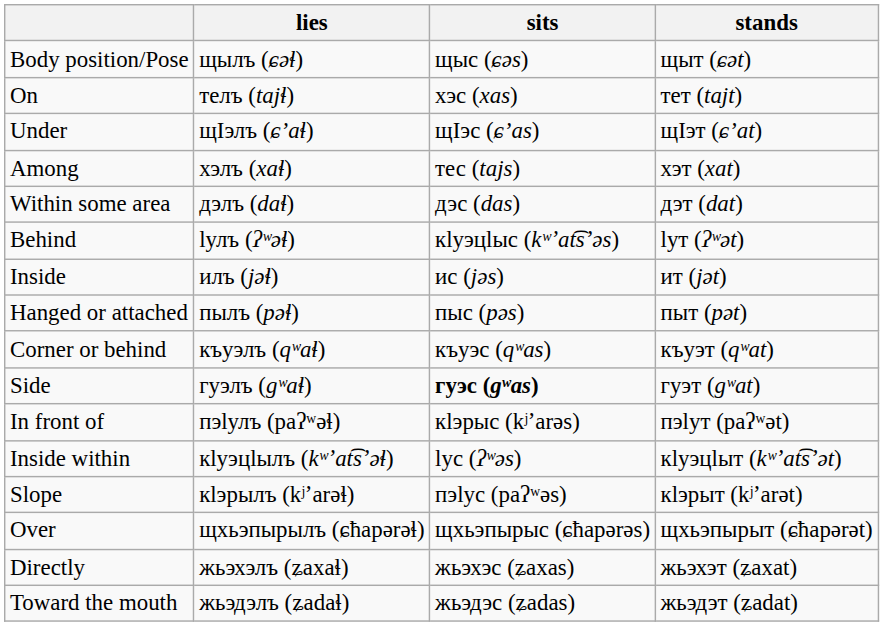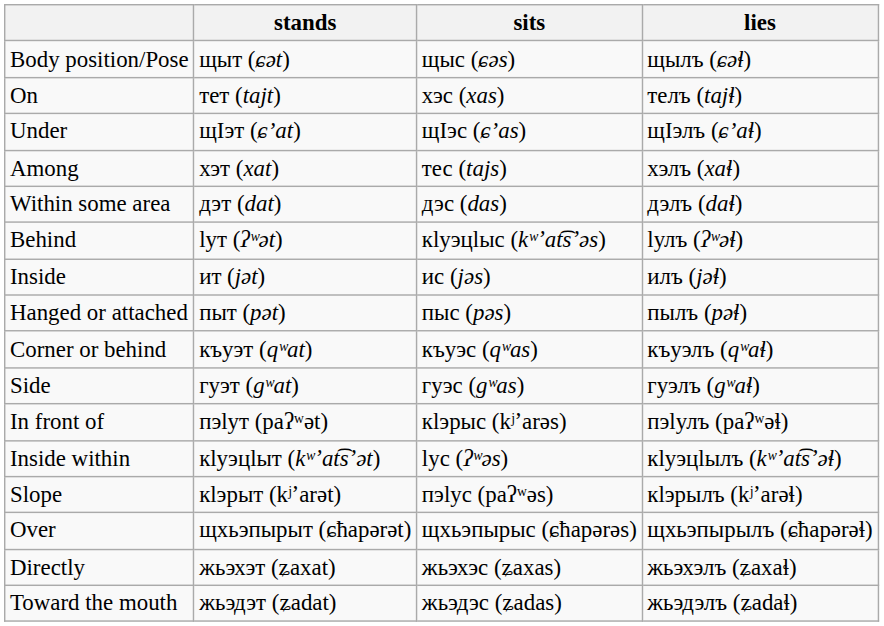columns swapped: (767, 22) <-> (312, 22)
(487, 385) bold -> (473, 385) normal
